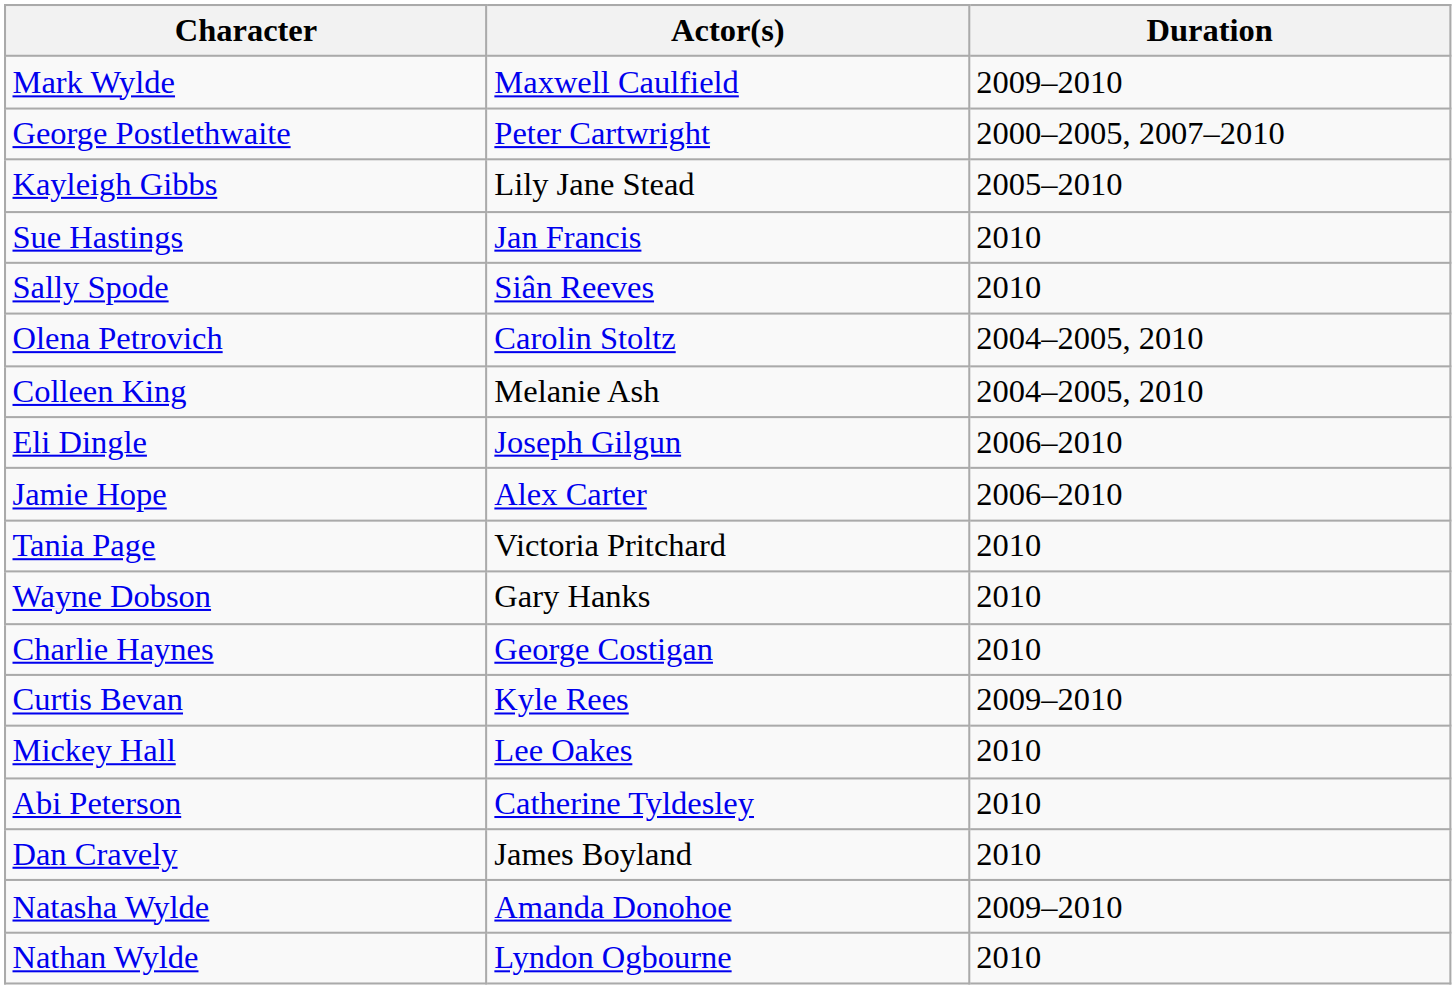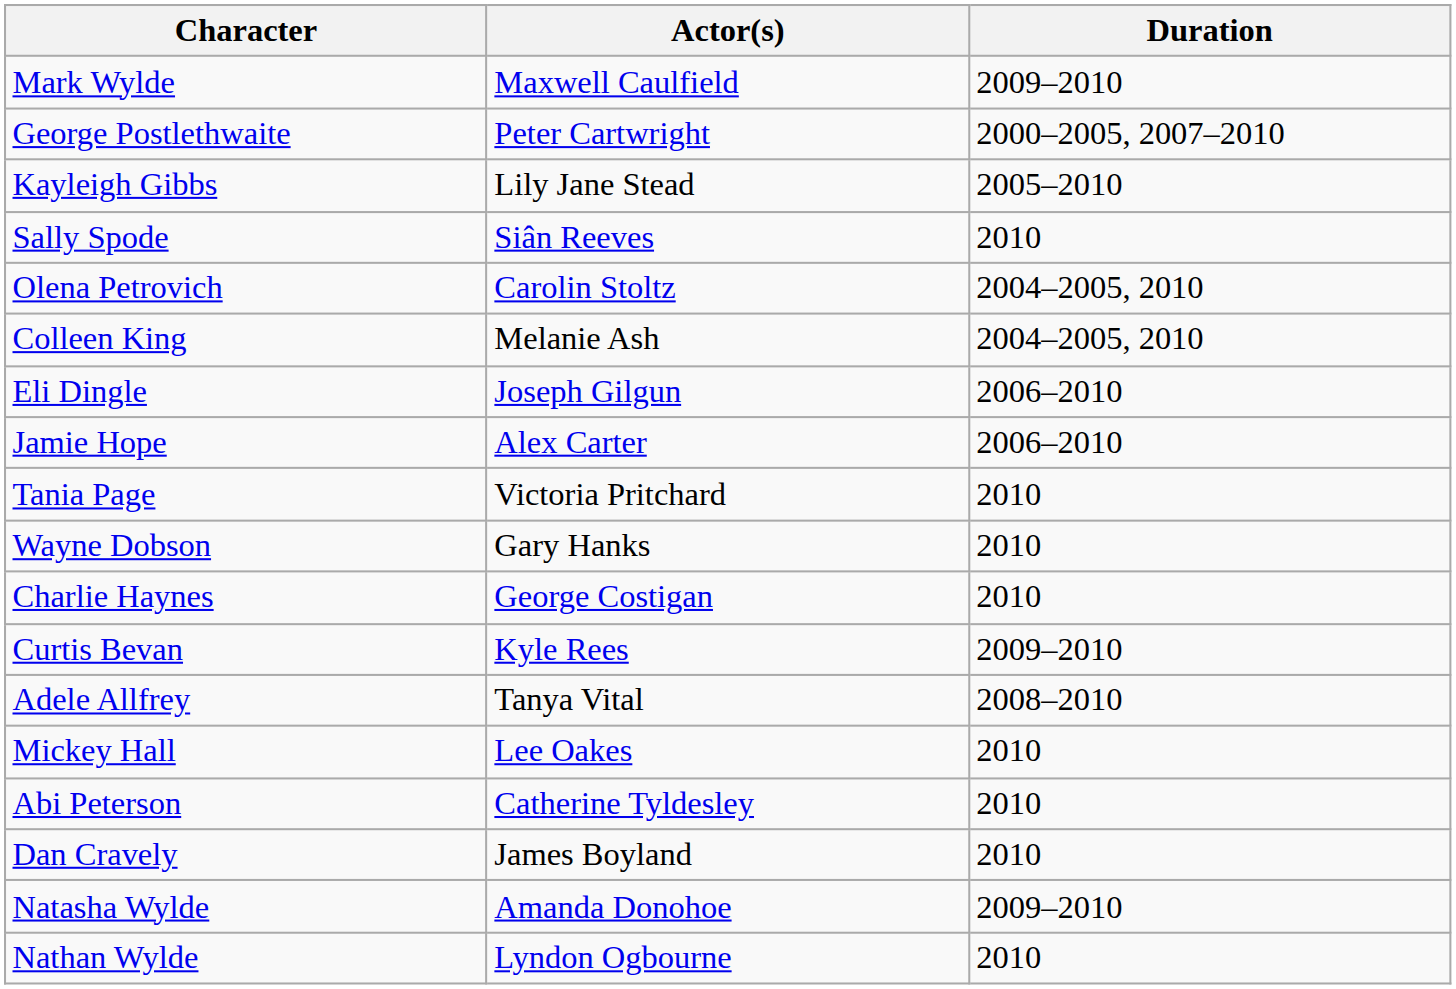- row: (98, 236)
+ row: (101, 699)
